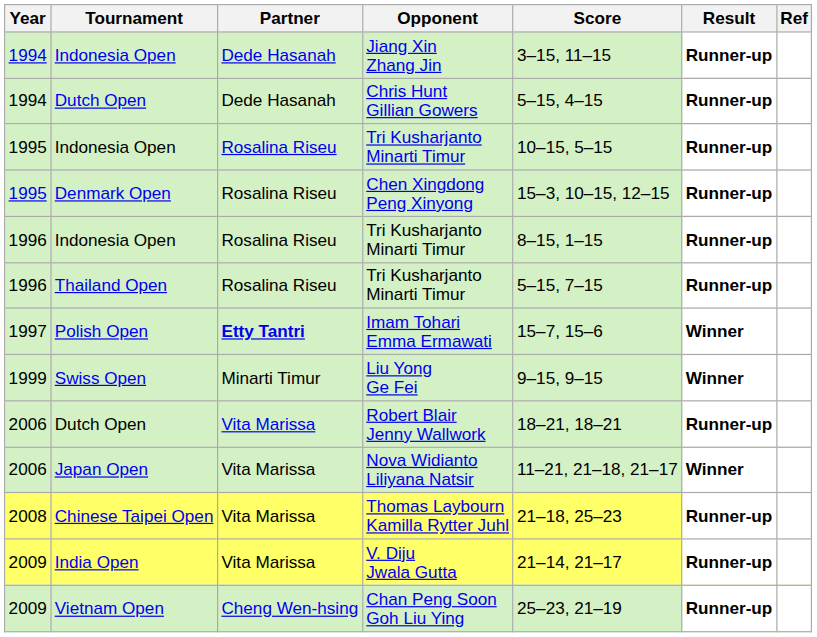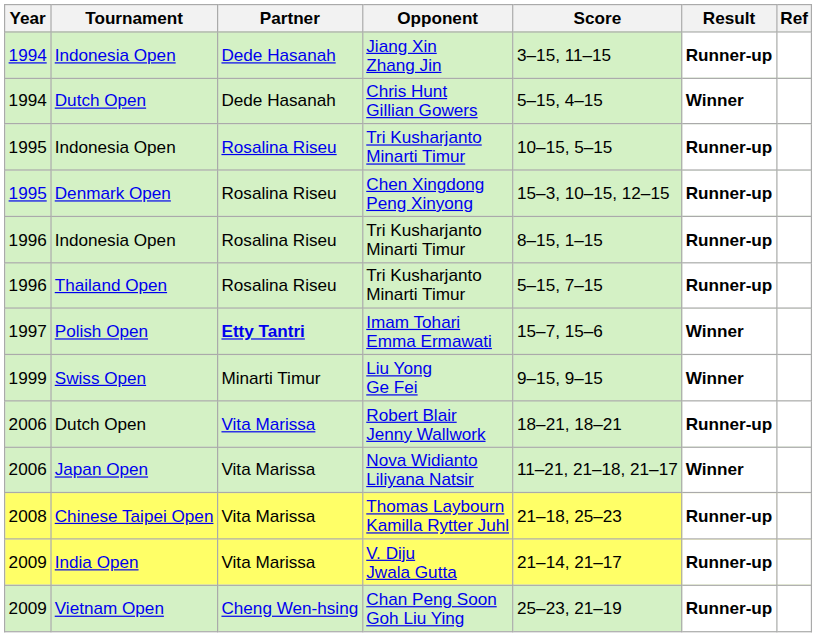(729, 101) Runner-up -> (715, 101) Winner
